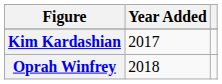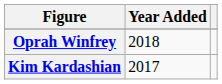rows swapped: (65, 41) <-> (65, 66)
